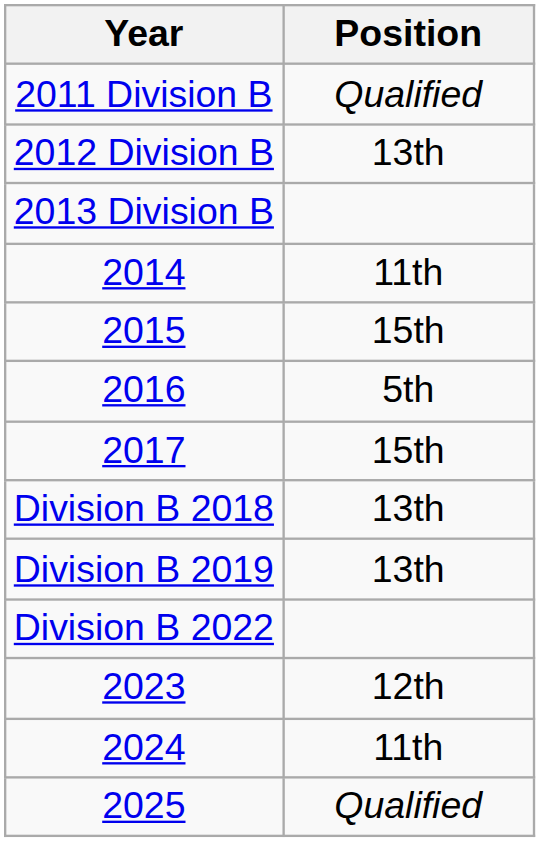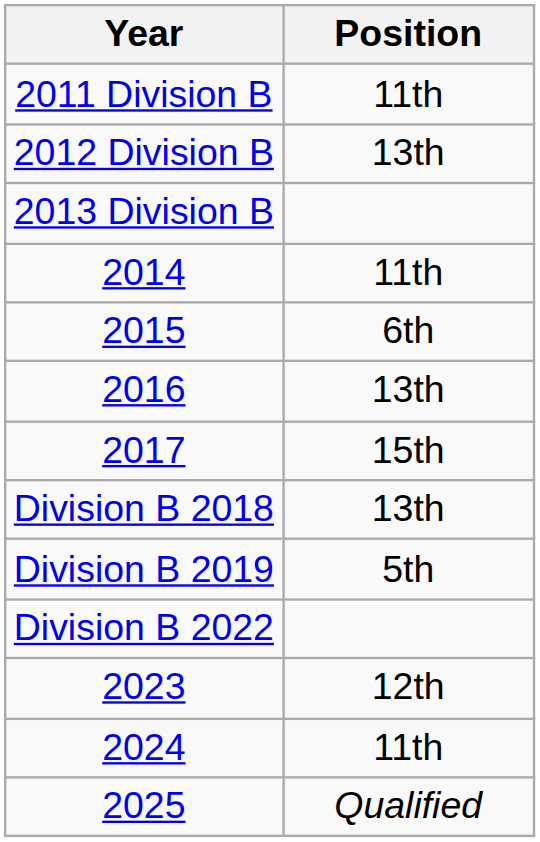(408, 93) Qualified -> (408, 93) 11th
(408, 331) 15th -> (408, 331) 6th
(408, 390) 5th -> (408, 390) 13th
(408, 568) 13th -> (408, 568) 5th
